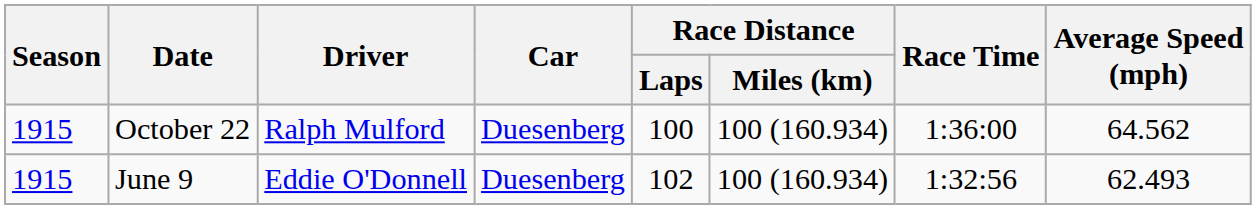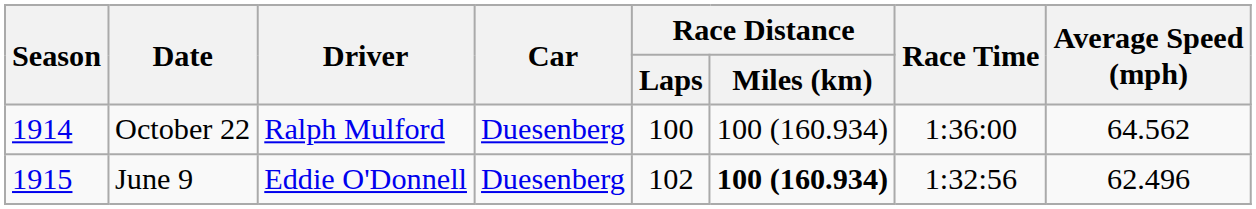(42, 129) 1915 -> (42, 129) 1914
(802, 179) normal -> (802, 179) bold
(1149, 179) 62.493 -> (1149, 179) 62.496
